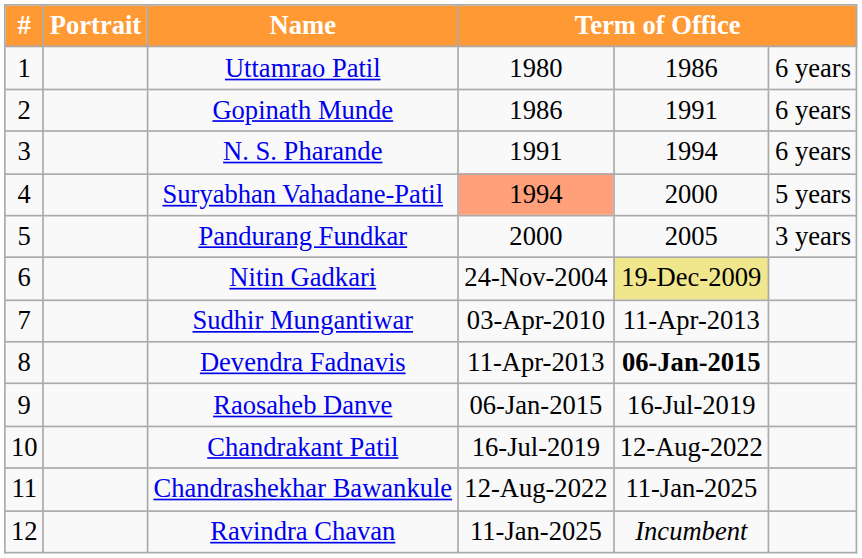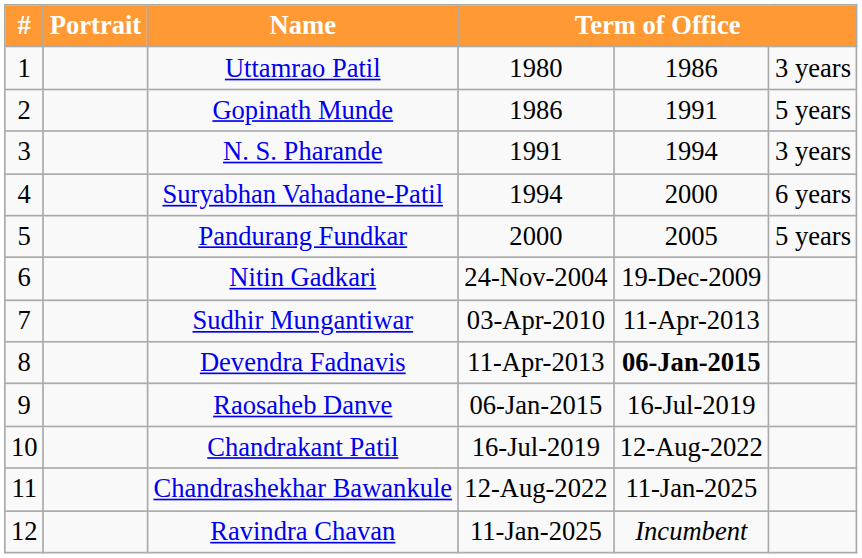(813, 67) 6 years -> (813, 67) 3 years
(813, 109) 6 years -> (813, 109) 5 years
(813, 151) 6 years -> (813, 151) 3 years
(536, 194) lightsalmon background -> (536, 194) no background
(813, 194) 5 years -> (813, 194) 6 years
(813, 236) 3 years -> (813, 236) 5 years
(691, 278) khaki background -> (691, 278) no background
